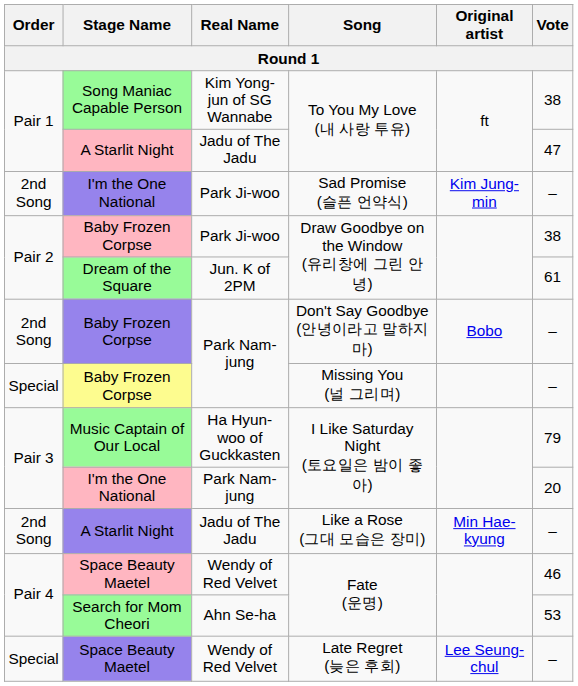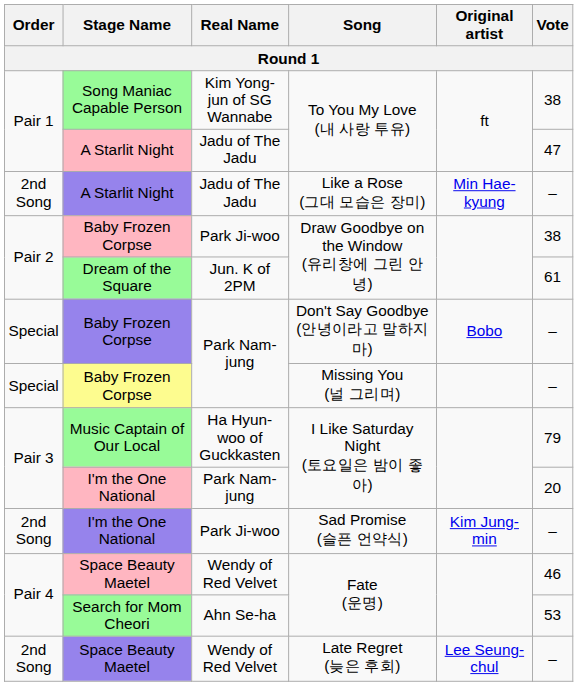rows swapped: (127, 530) <-> (127, 193)
(34, 331) 2nd Song -> (34, 331) Special
(34, 658) Special -> (34, 658) 2nd Song
